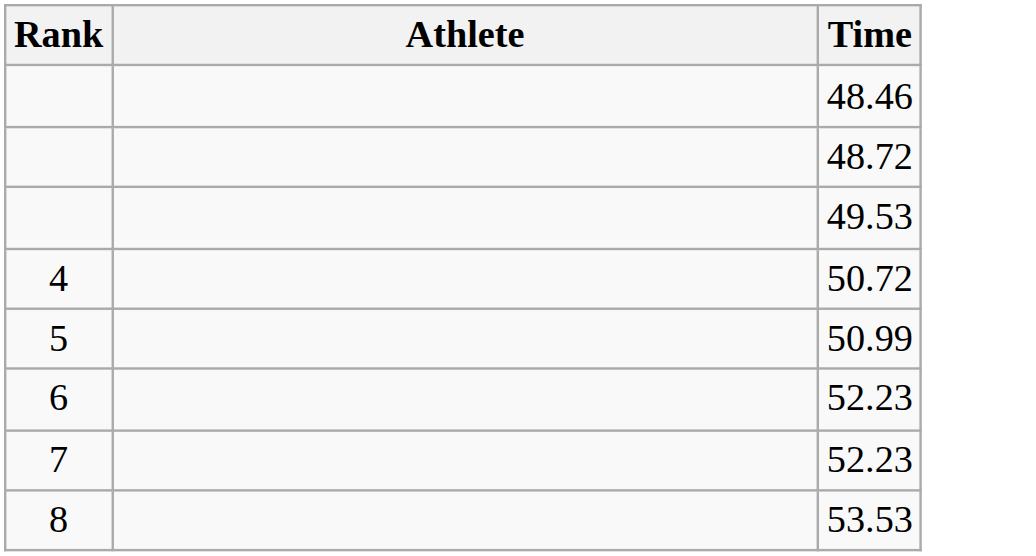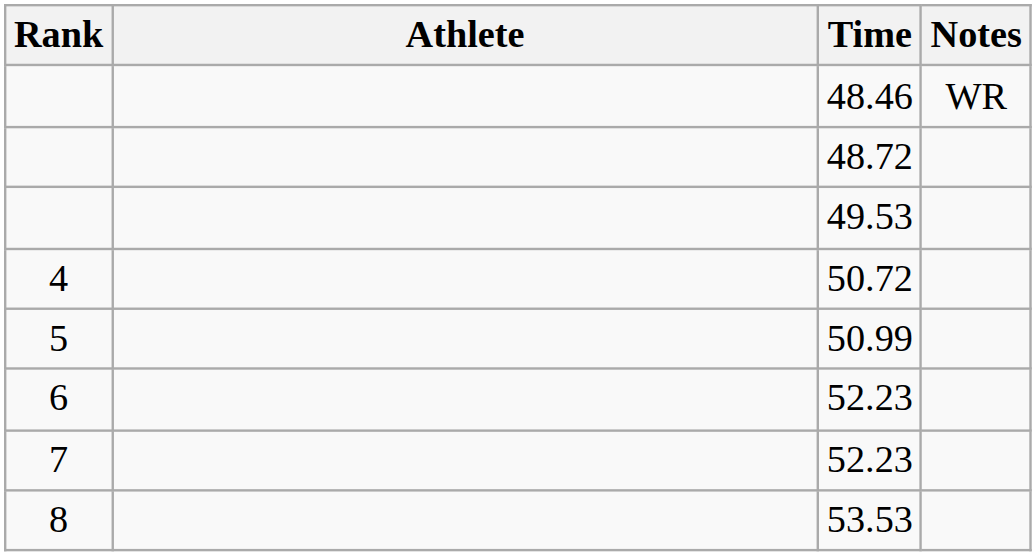+ column: (976, 34)
